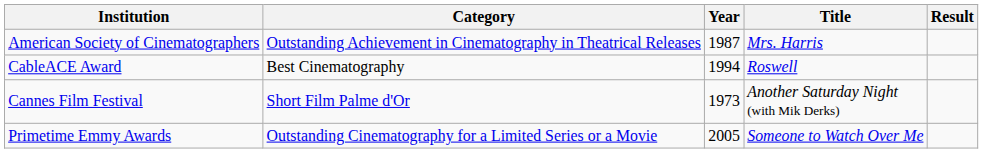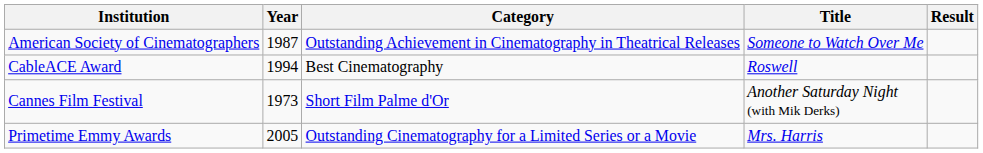columns swapped: (724, 17) <-> (484, 17)
(785, 42) Mrs. Harris -> (835, 42) Someone to Watch Over Me
(835, 135) Someone to Watch Over Me -> (785, 135) Mrs. Harris
